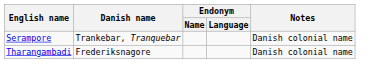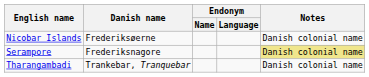+ row: (44, 38)
(128, 38) Trankebar, Tranquebar -> (123, 52) Frederiksnagore
(303, 38) no background -> (313, 52) khaki background
(113, 52) Frederiksnagore -> (138, 65) Trankebar, Tranquebar
